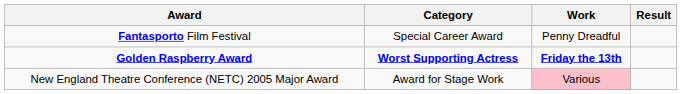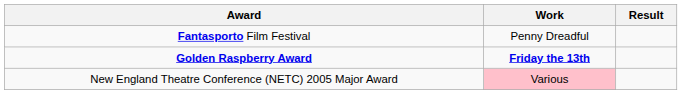- column: (448, 15)
